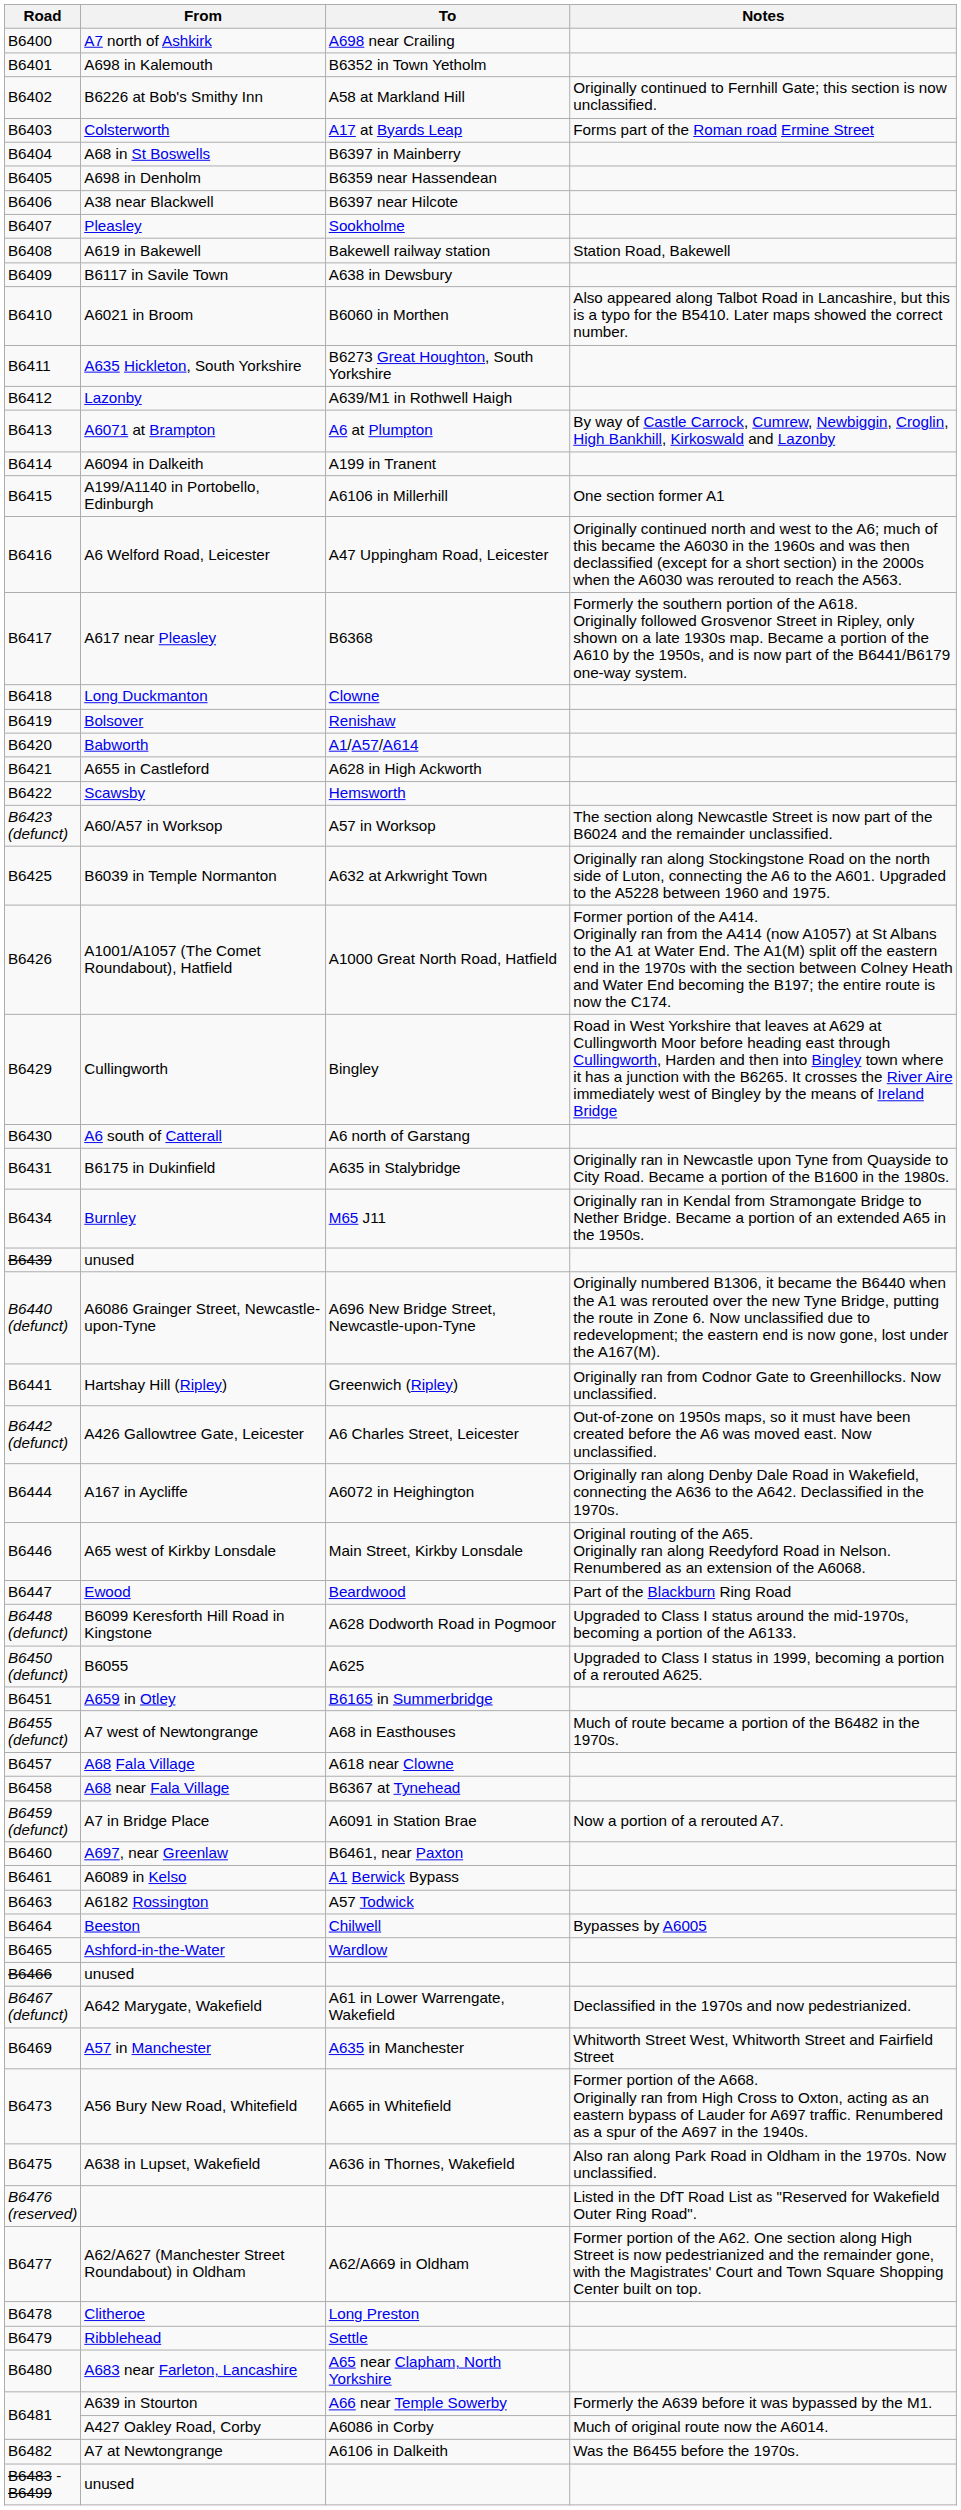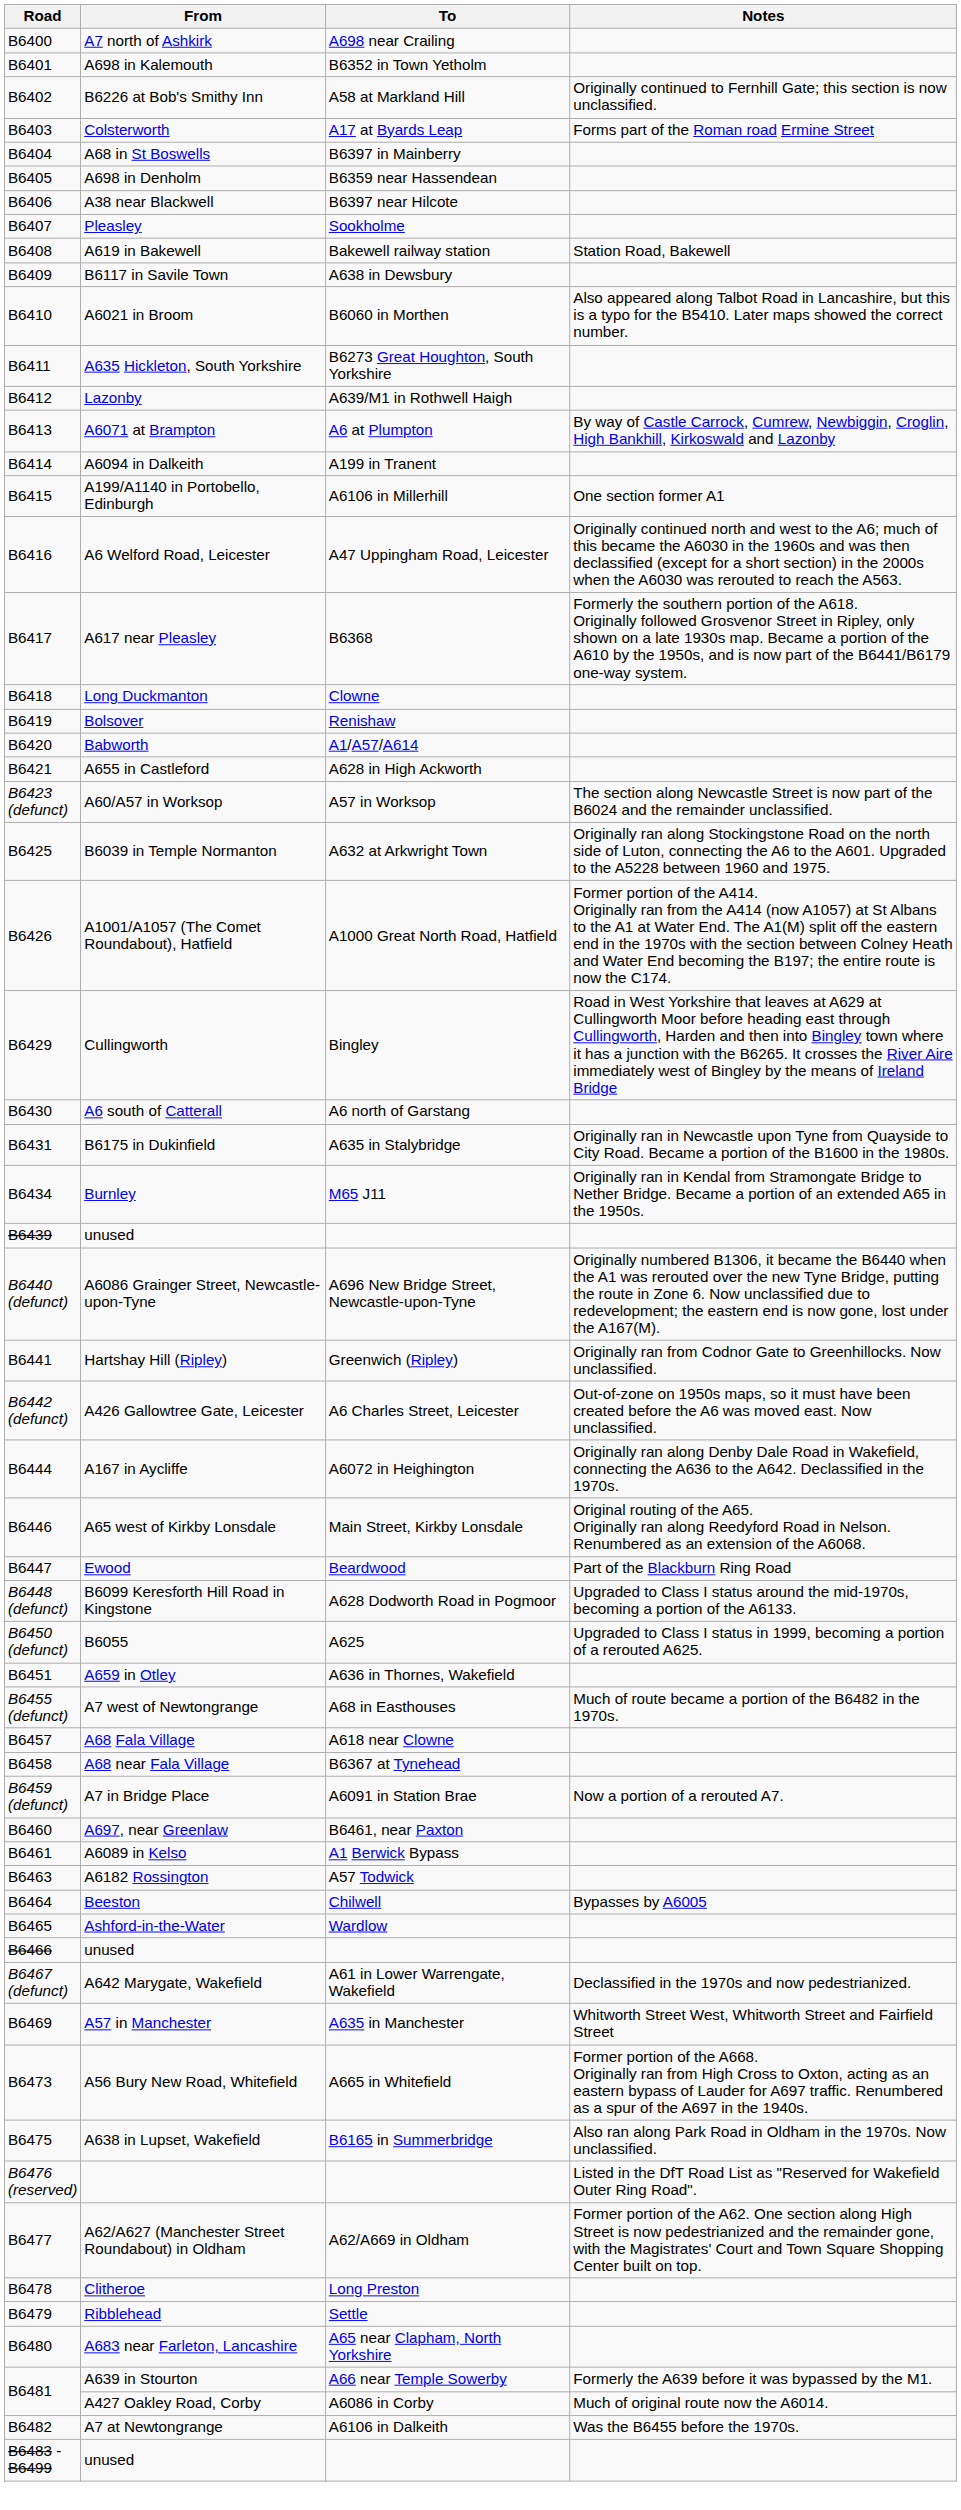- row: (30, 793)
(411, 1699) B6165 in Summerbridge -> (422, 1674) A636 in Thornes, Wakefield
(422, 2164) A636 in Thornes, Wakefield -> (411, 2140) B6165 in Summerbridge
